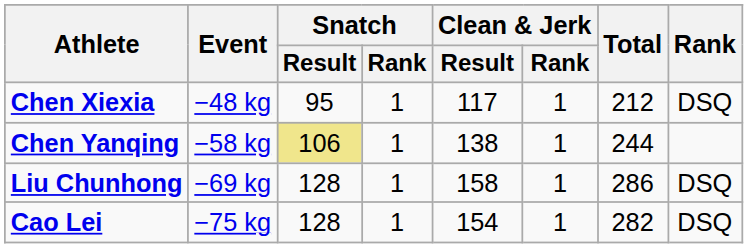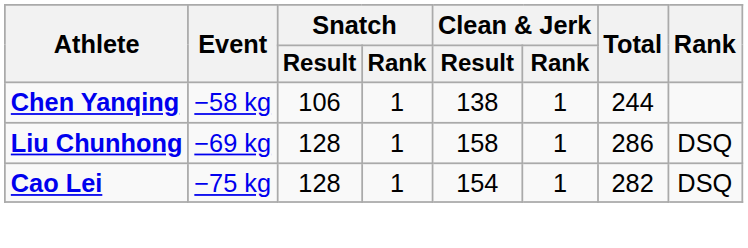- row: (83, 103)
(319, 143) khaki background -> (319, 103) no background
